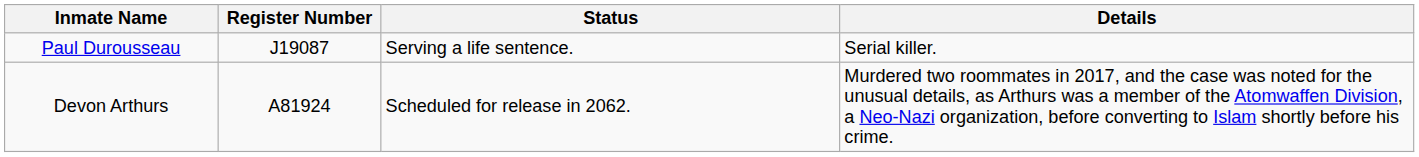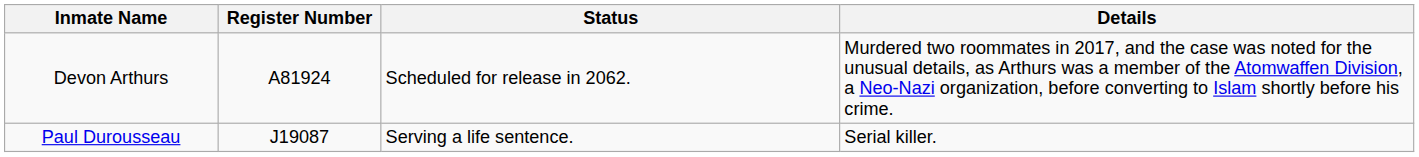rows swapped: (111, 106) <-> (111, 47)
